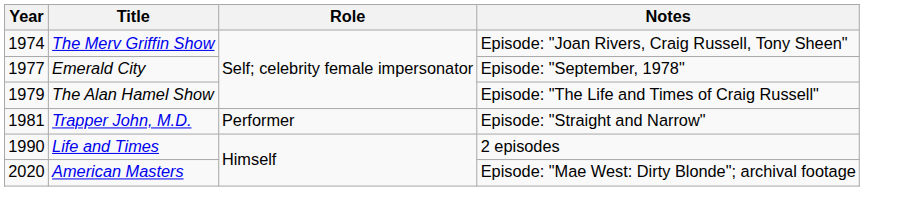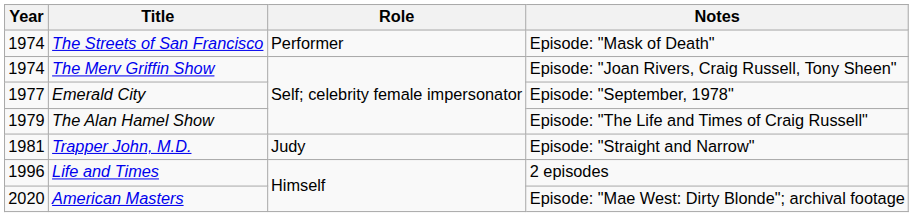+ row: (158, 43)
(258, 120) Performer -> (288, 146) Judy
(26, 146) 1990 -> (26, 172) 1996
